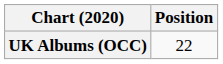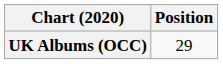(184, 44) 22 -> (184, 44) 29
